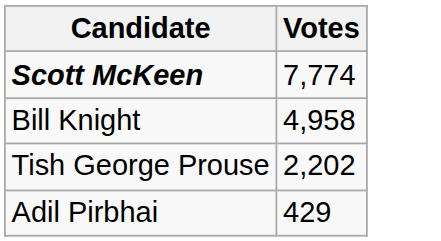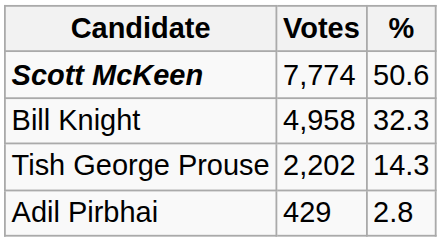+ column: (401, 28)
